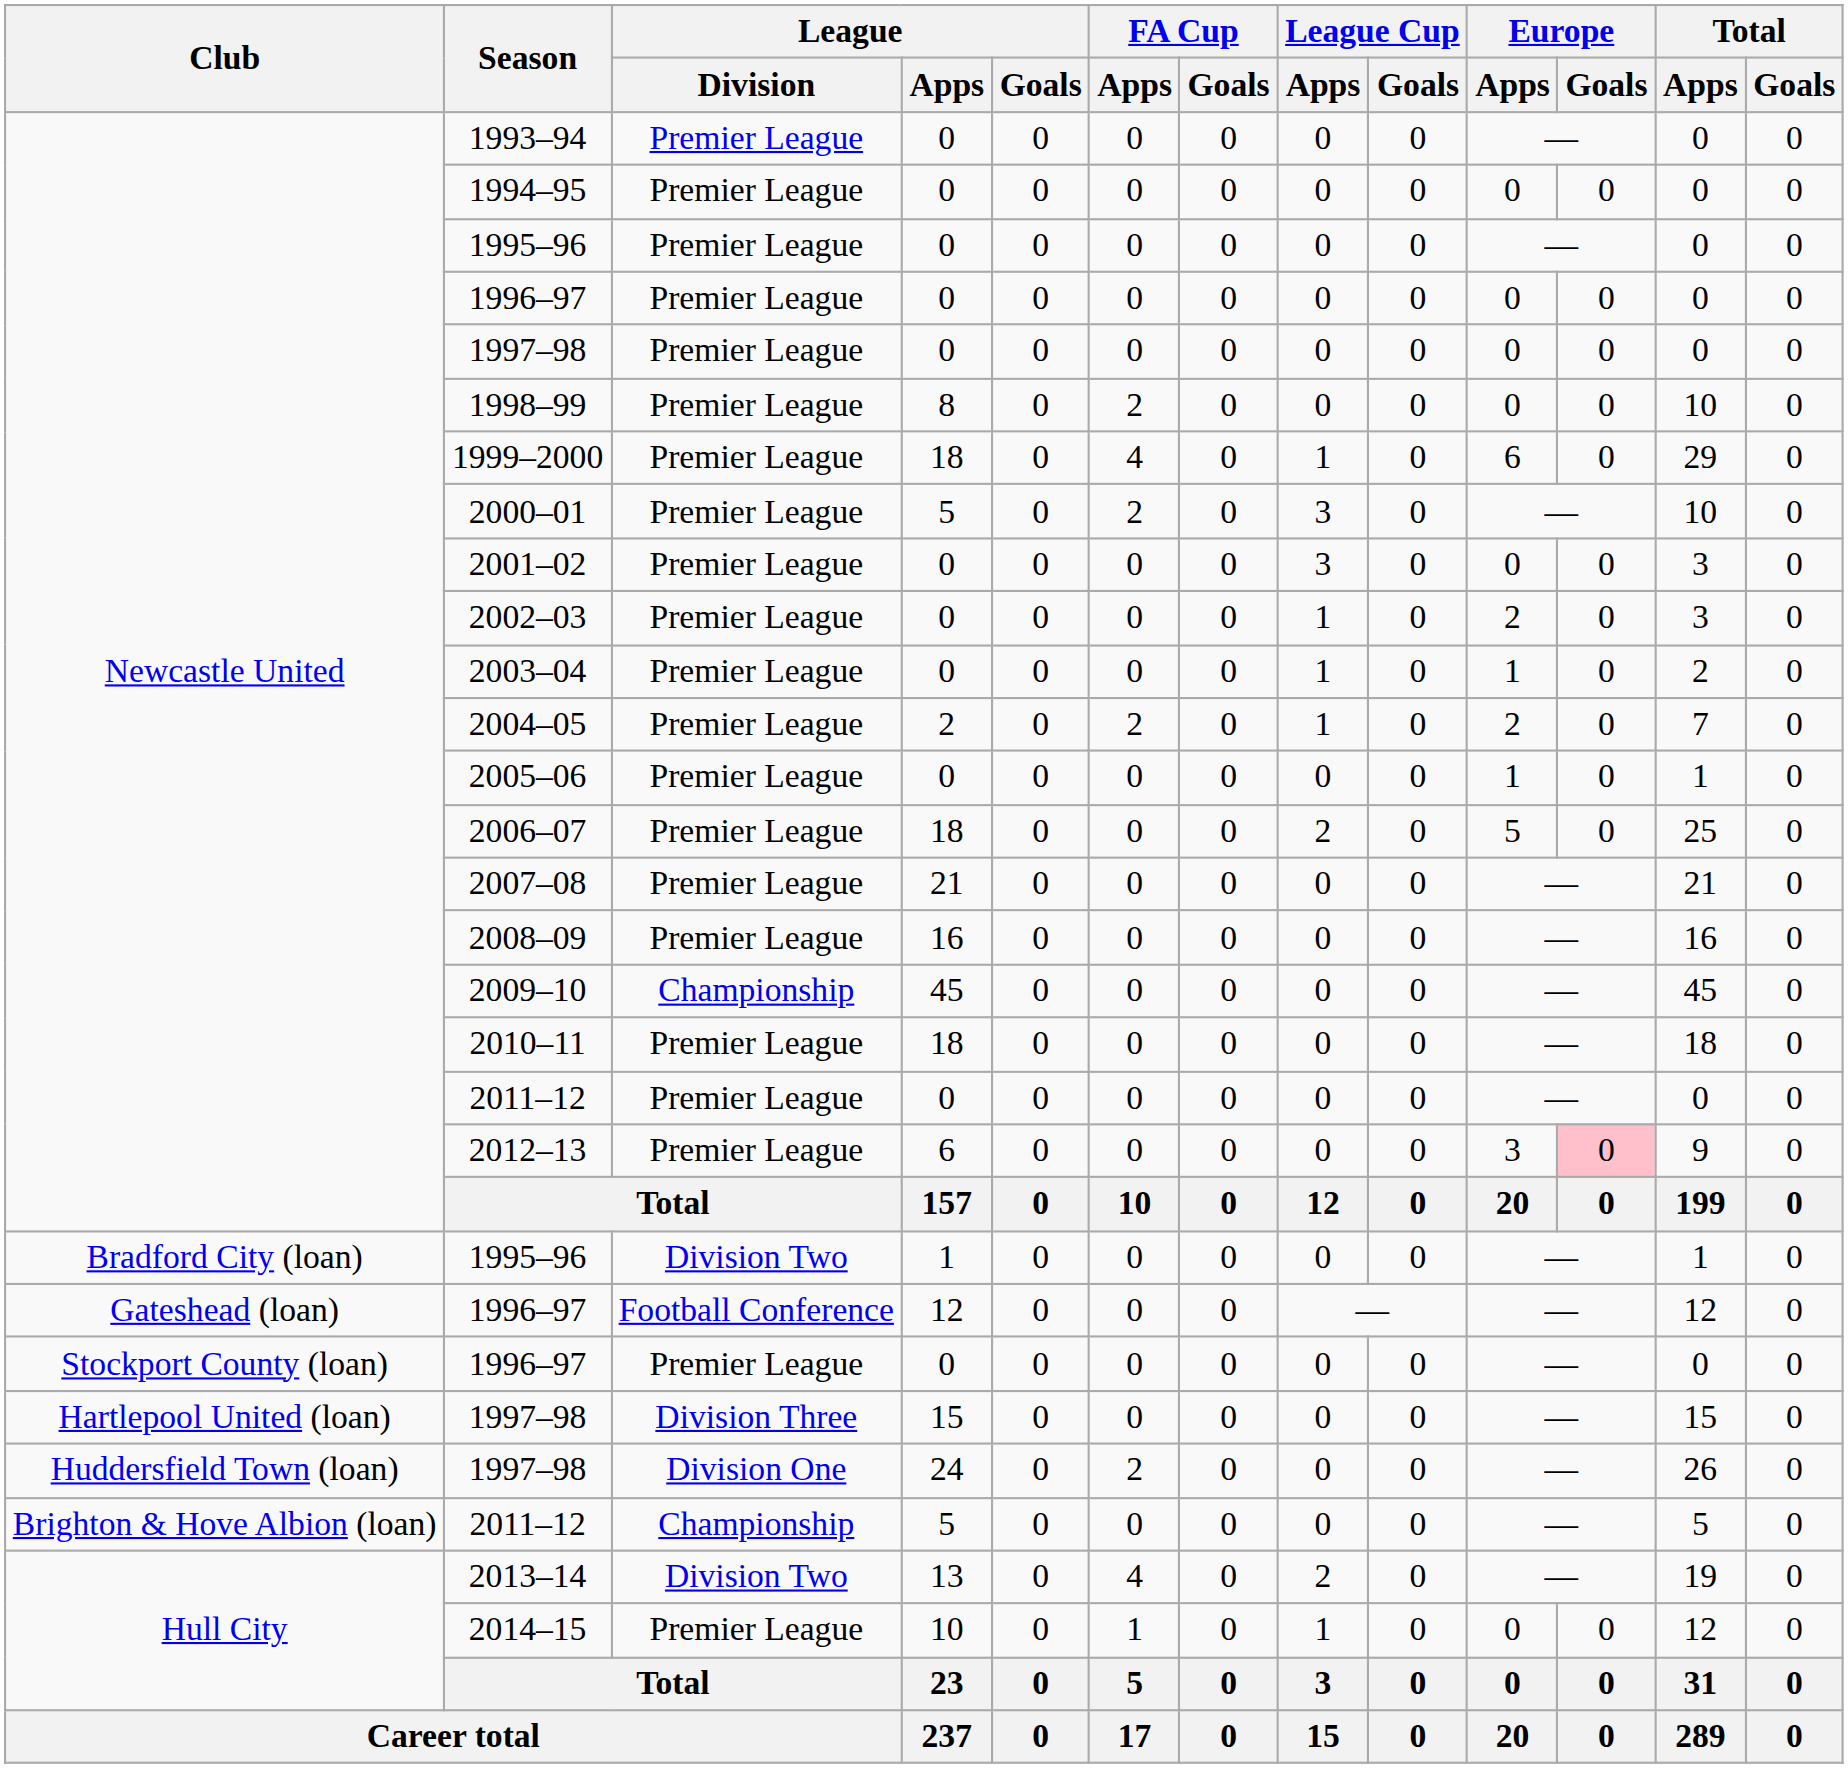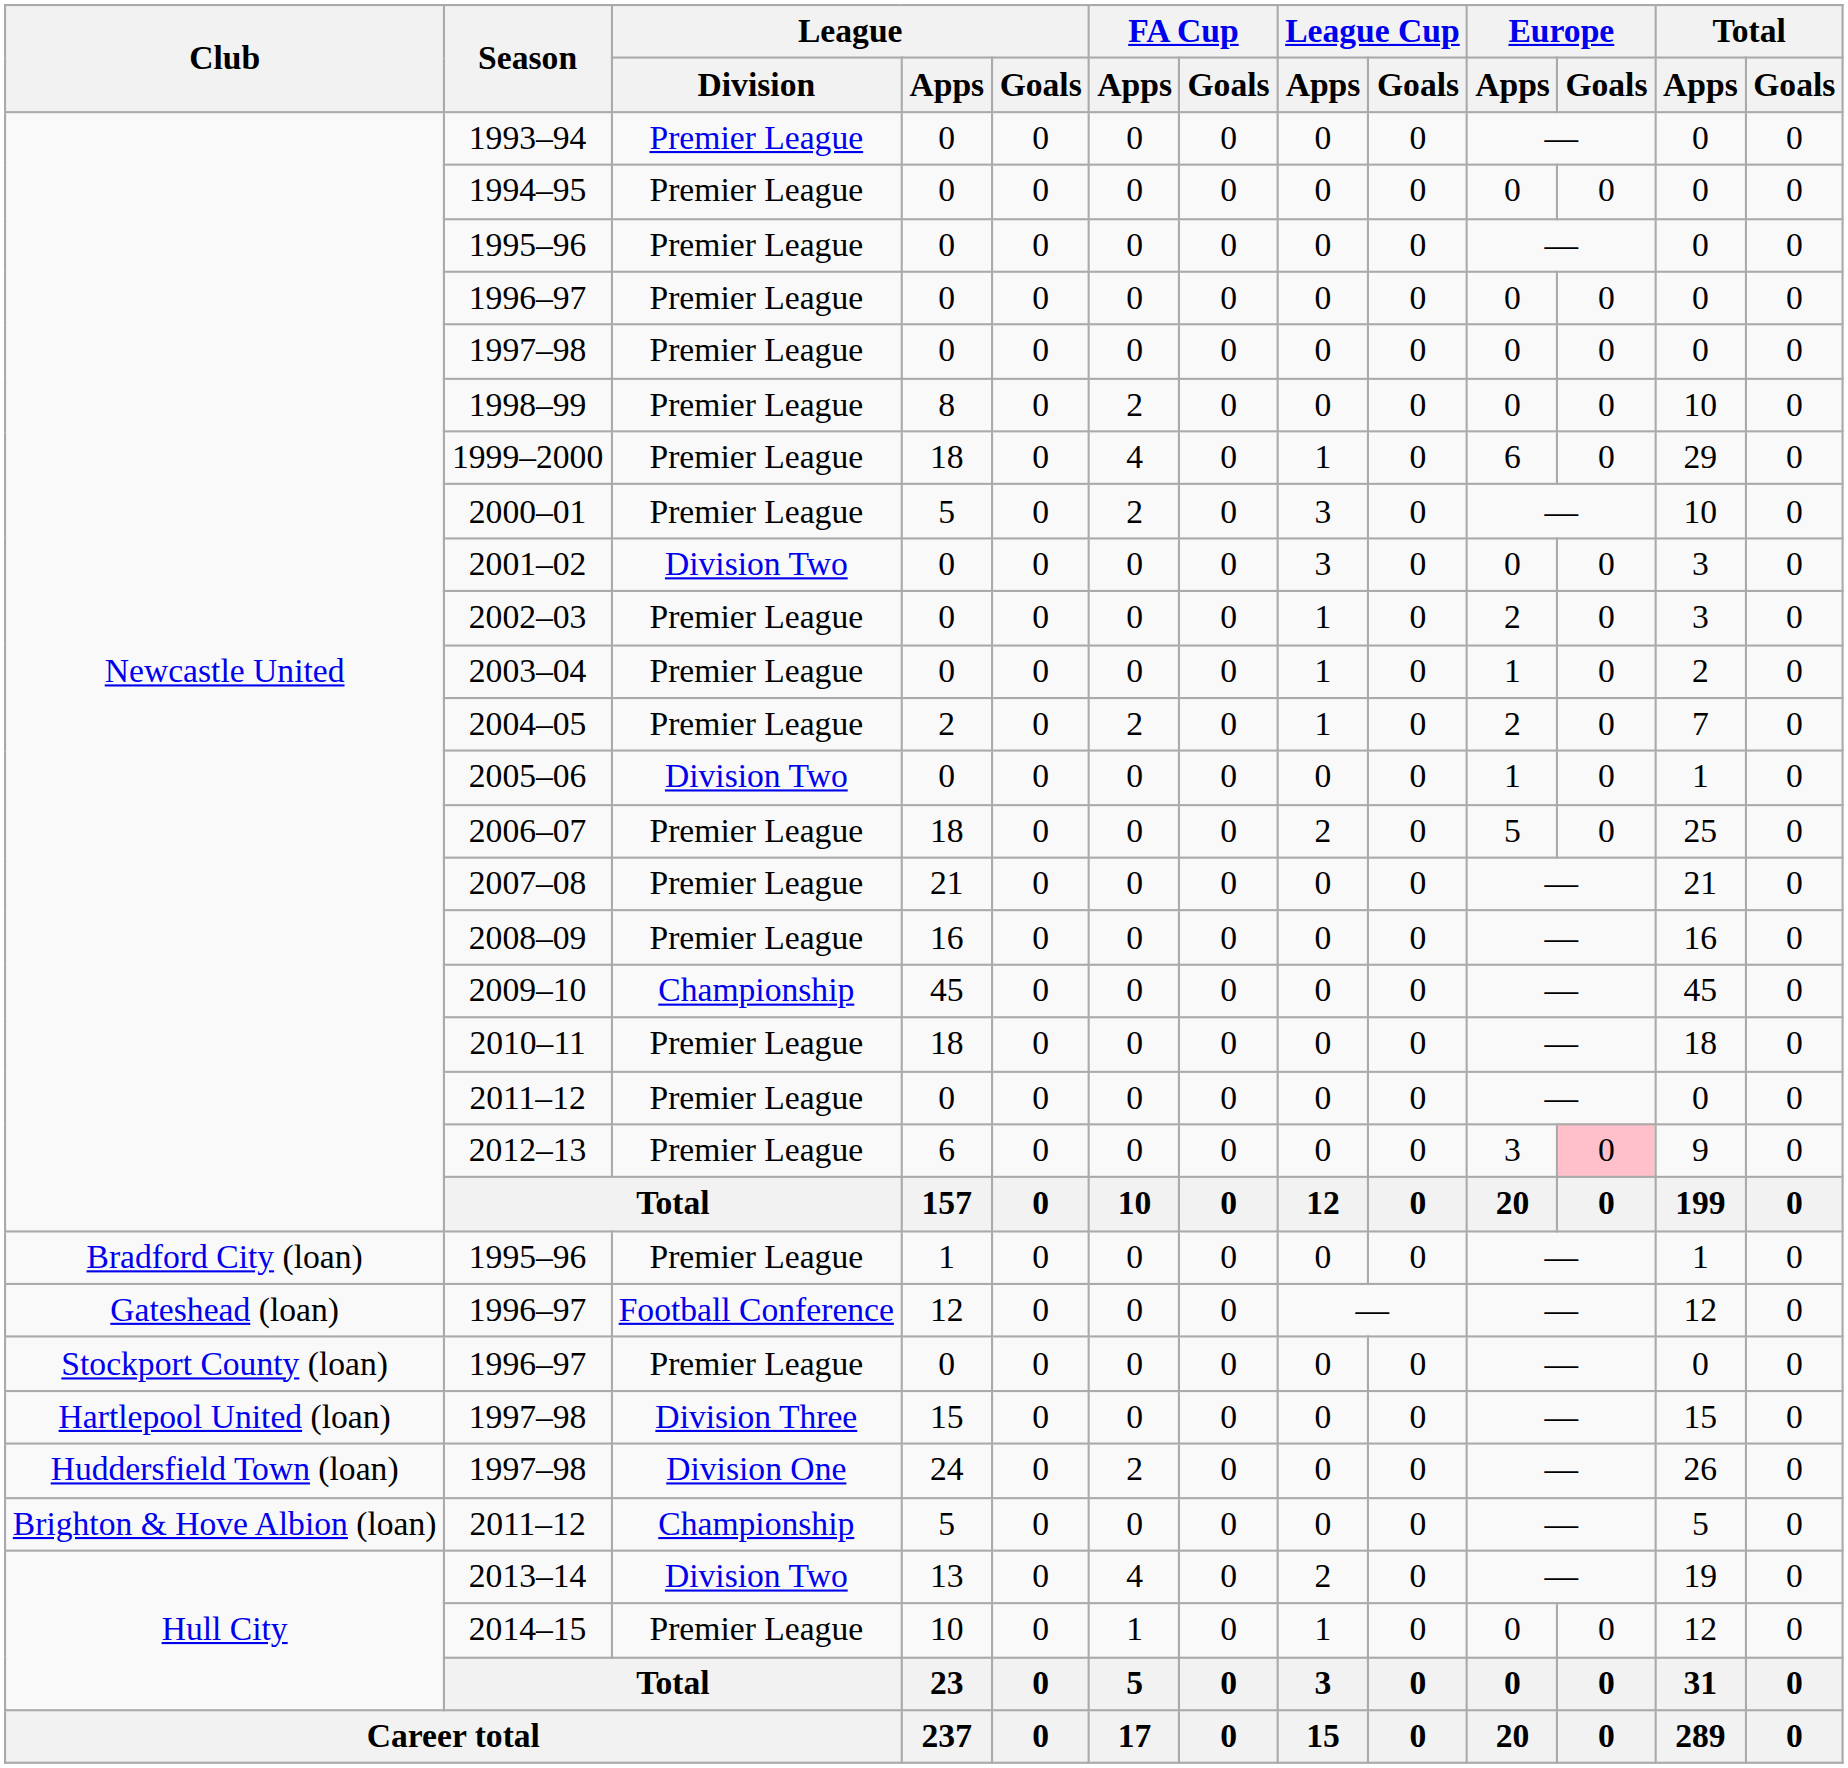(756, 564) Premier League -> (756, 564) Division Two
(756, 777) Premier League -> (756, 777) Division Two
(756, 1256) Division Two -> (756, 1256) Premier League
